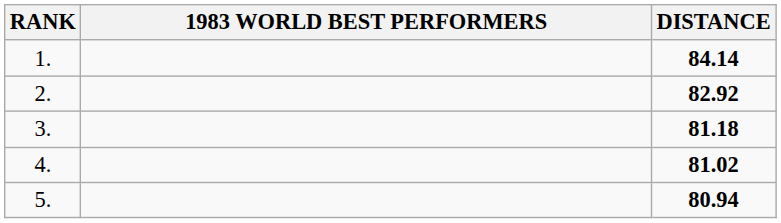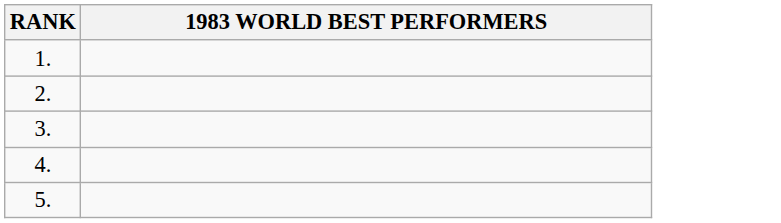- column: (714, 22)
